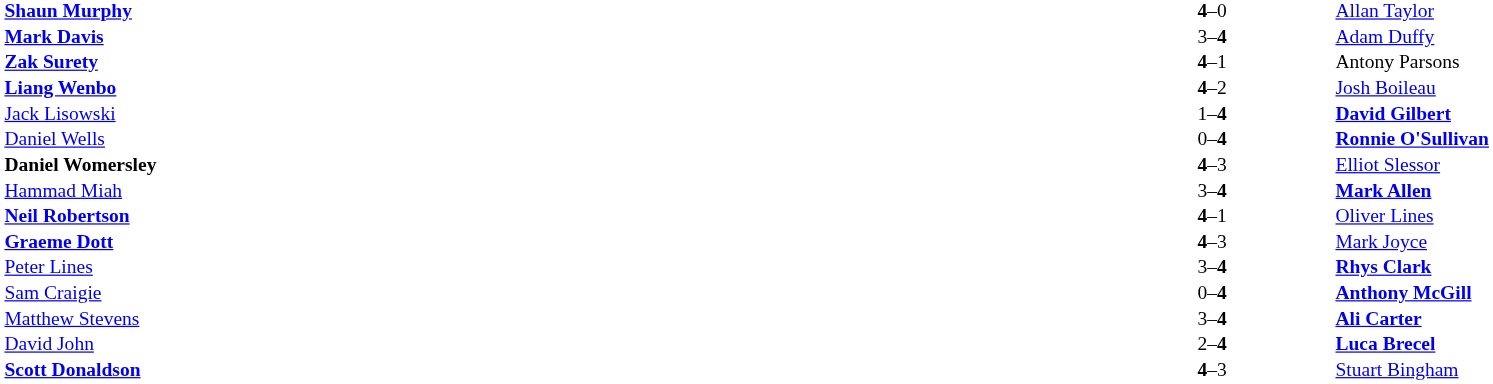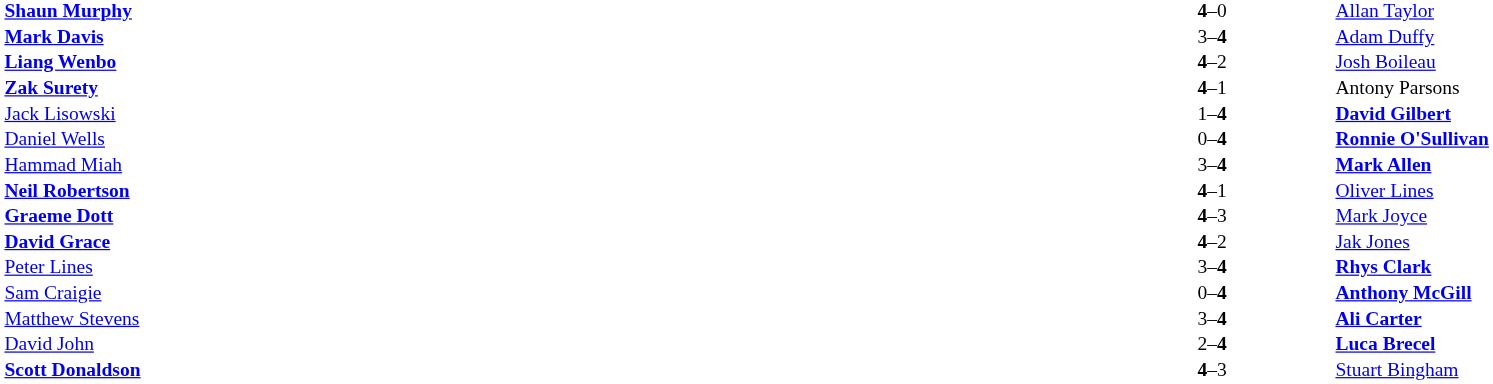rows swapped: (51, 62) <-> (60, 87)
- row: (80, 164)
+ row: (57, 241)
